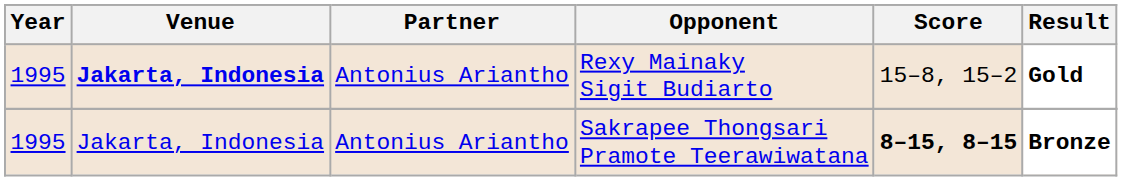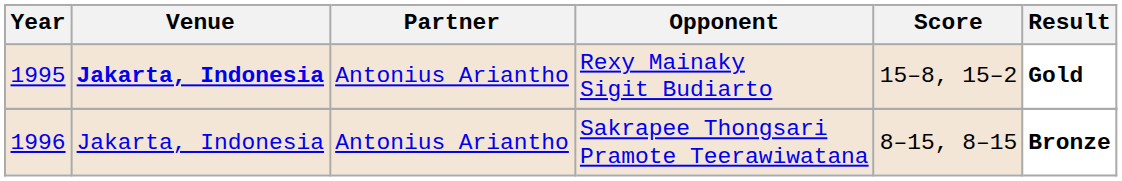(38, 142) 1995 -> (38, 142) 1996
(948, 142) bold -> (948, 142) normal
